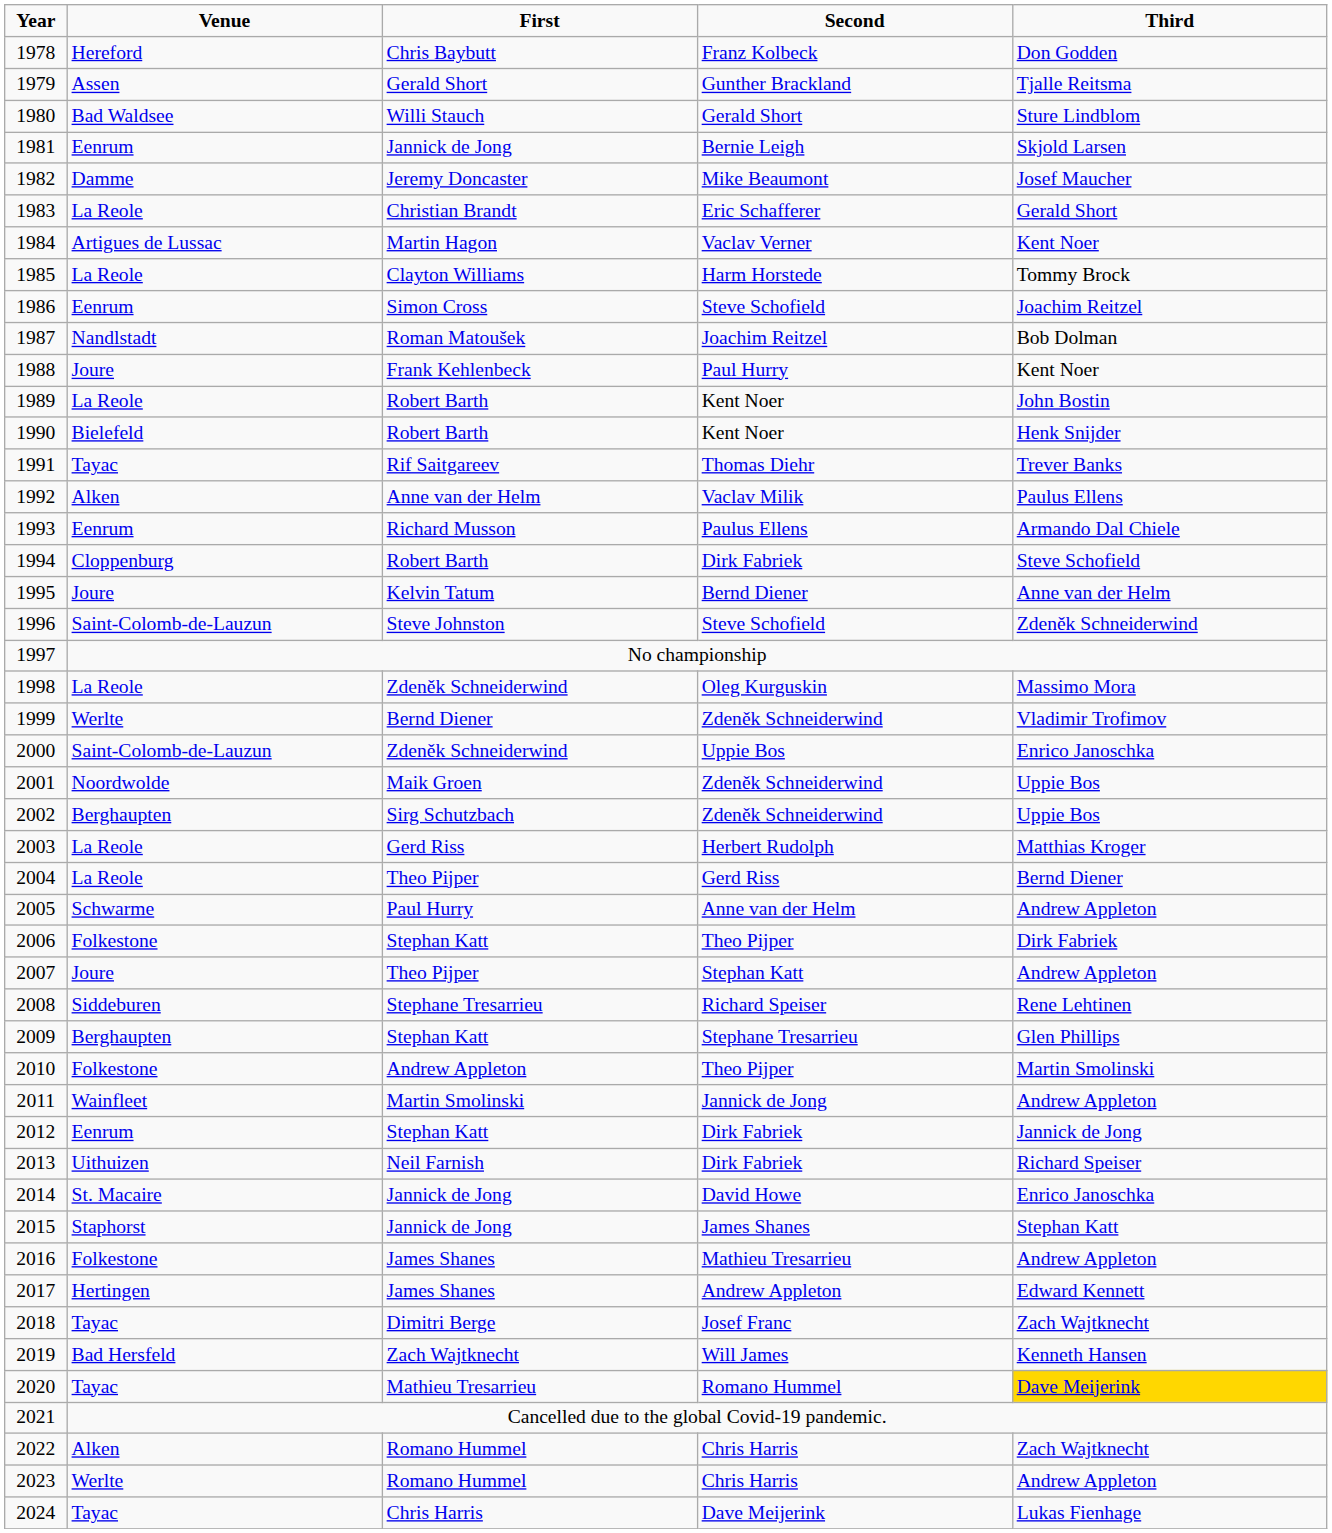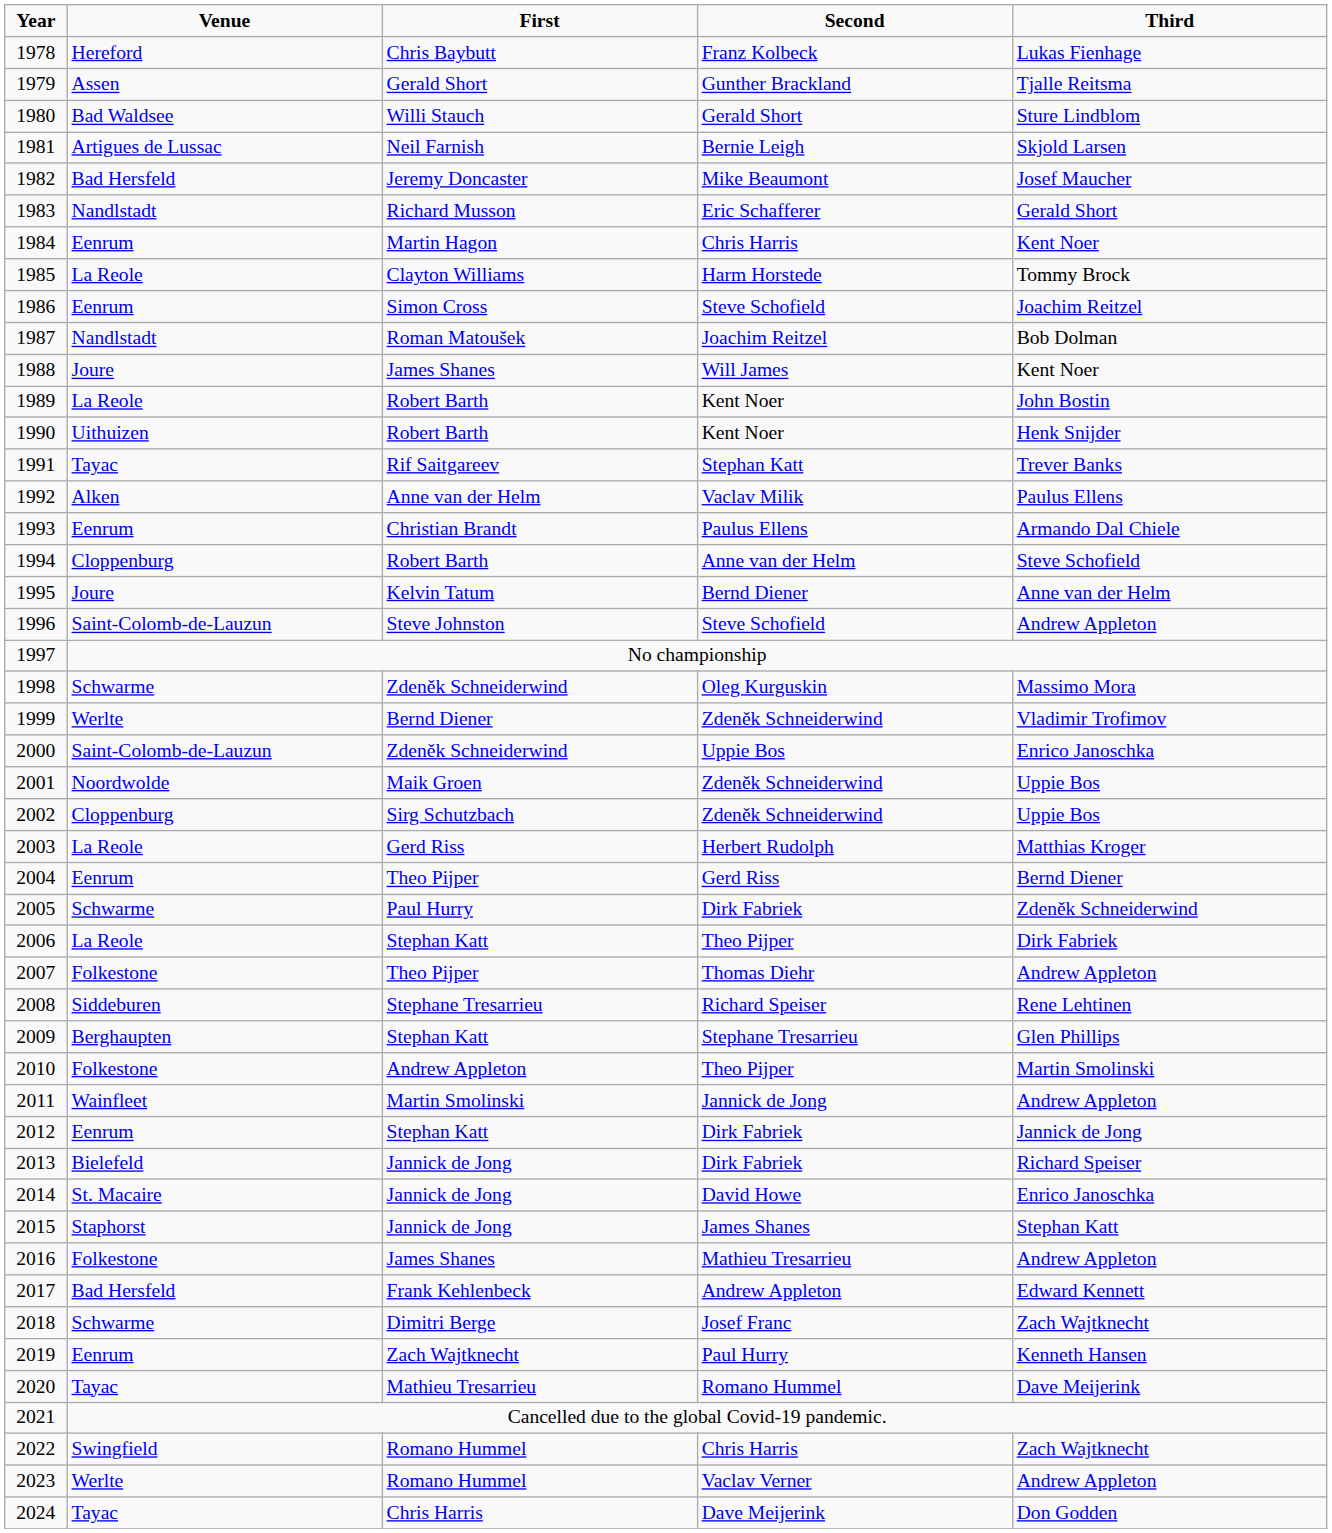(1067, 51) Don Godden -> (1079, 51) Lukas Fienhage
(103, 147) Eenrum -> (147, 147) Artigues de Lussac
(449, 147) Jannick de Jong -> (435, 147) Neil Farnish
(103, 178) Damme -> (124, 178) Bad Hersfeld
(107, 210) La Reole -> (114, 210) Nandlstadt
(452, 210) Christian Brandt -> (451, 210) Richard Musson
(147, 242) Artigues de Lussac -> (103, 242) Eenrum
(757, 242) Vaclav Verner -> (750, 242) Chris Harris
(459, 369) Frank Kehlenbeck -> (441, 369) James Shanes
(745, 369) Paul Hurry -> (745, 369) Will James
(107, 432) Bielefeld -> (110, 432) Uithuizen
(758, 464) Thomas Diehr -> (753, 464) Stephan Katt
(451, 528) Richard Musson -> (452, 528) Christian Brandt
(752, 559) Dirk Fabriek -> (779, 559) Anne van der Helm
(1107, 623) Zdeněk Schneiderwind -> (1087, 623) Andrew Appleton
(107, 686) La Reole -> (113, 686) Schwarme
(121, 813) Berghaupten -> (123, 813) Cloppenburg
(107, 877) La Reole -> (103, 877) Eenrum
(779, 909) Anne van der Helm -> (752, 909) Dirk Fabriek
(1087, 909) Andrew Appleton -> (1107, 909) Zdeněk Schneiderwind
(115, 940) Folkestone -> (107, 940) La Reole
(93, 972) Joure -> (115, 972) Folkestone
(753, 972) Stephan Katt -> (758, 972) Thomas Diehr
(110, 1163) Uithuizen -> (107, 1163) Bielefeld
(435, 1163) Neil Farnish -> (449, 1163) Jannick de Jong
(111, 1290) Hertingen -> (124, 1290) Bad Hersfeld
(441, 1290) James Shanes -> (459, 1290) Frank Kehlenbeck
(95, 1321) Tayac -> (113, 1321) Schwarme
(124, 1353) Bad Hersfeld -> (103, 1353) Eenrum
(745, 1353) Will James -> (745, 1353) Paul Hurry
(1078, 1385) gold background -> (1078, 1385) no background
(96, 1449) Alken -> (115, 1449) Swingfield
(750, 1480) Chris Harris -> (757, 1480) Vaclav Verner
(1079, 1512) Lukas Fienhage -> (1067, 1512) Don Godden
